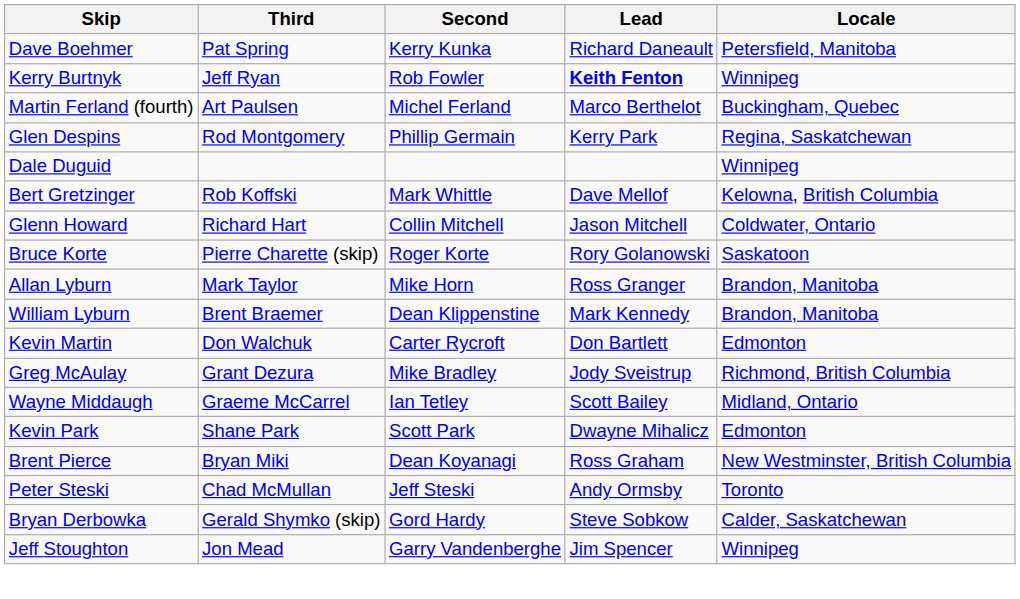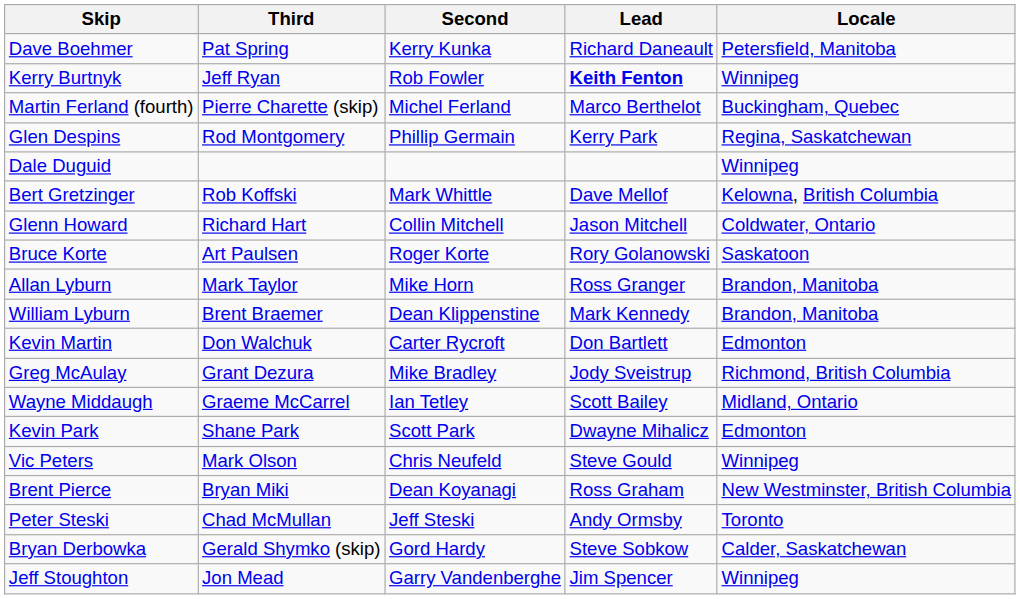(250, 107) Art Paulsen -> (290, 107) Pierre Charette (skip)
(290, 254) Pierre Charette (skip) -> (250, 254) Art Paulsen
+ row: (51, 460)
